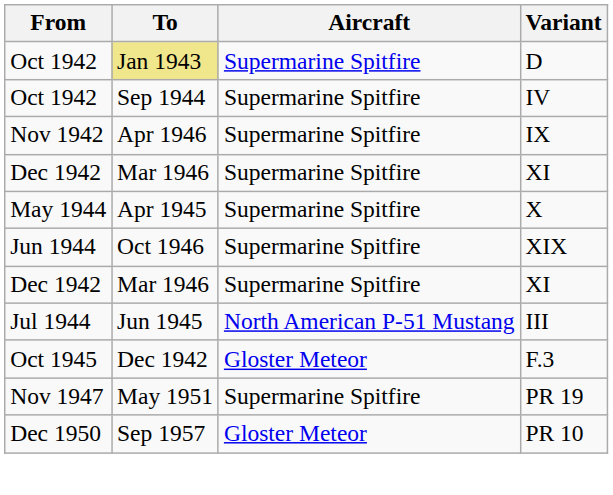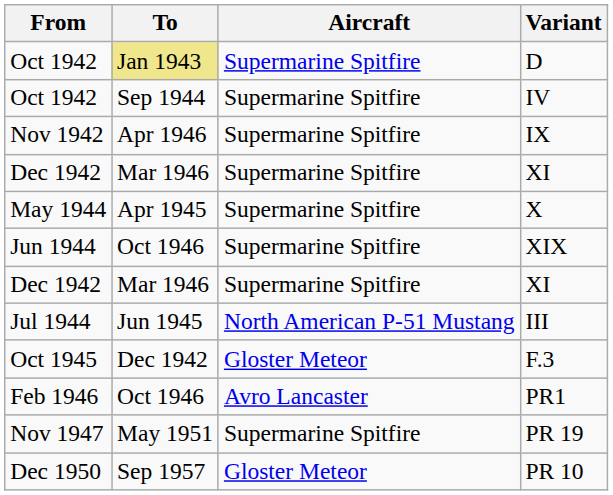+ row: (54, 396)
